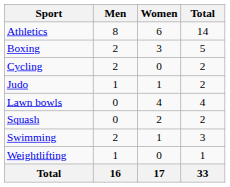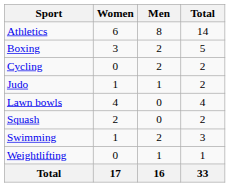columns swapped: (115, 13) <-> (159, 13)
